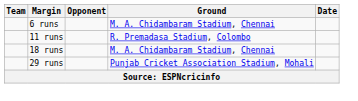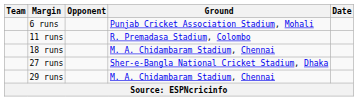(192, 24) M. A. Chidambaram Stadium, Chennai -> (212, 24) Punjab Cricket Association Stadium, Mohali
+ row: (46, 63)
(212, 63) Punjab Cricket Association Stadium, Mohali -> (192, 77) M. A. Chidambaram Stadium, Chennai
